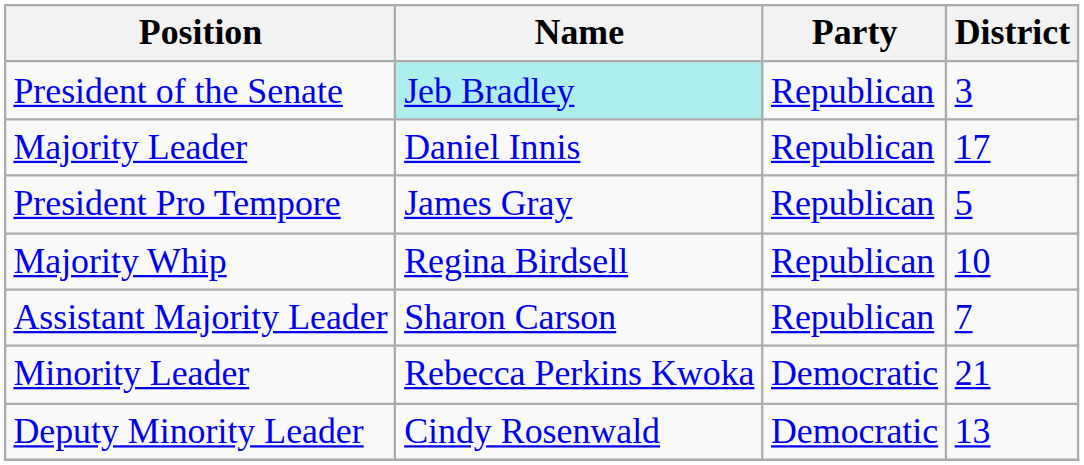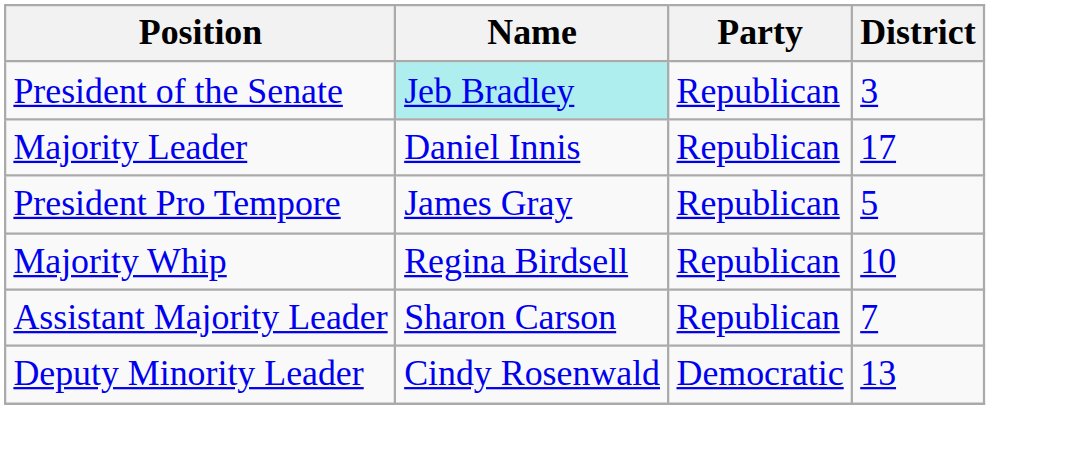- row: (131, 373)
